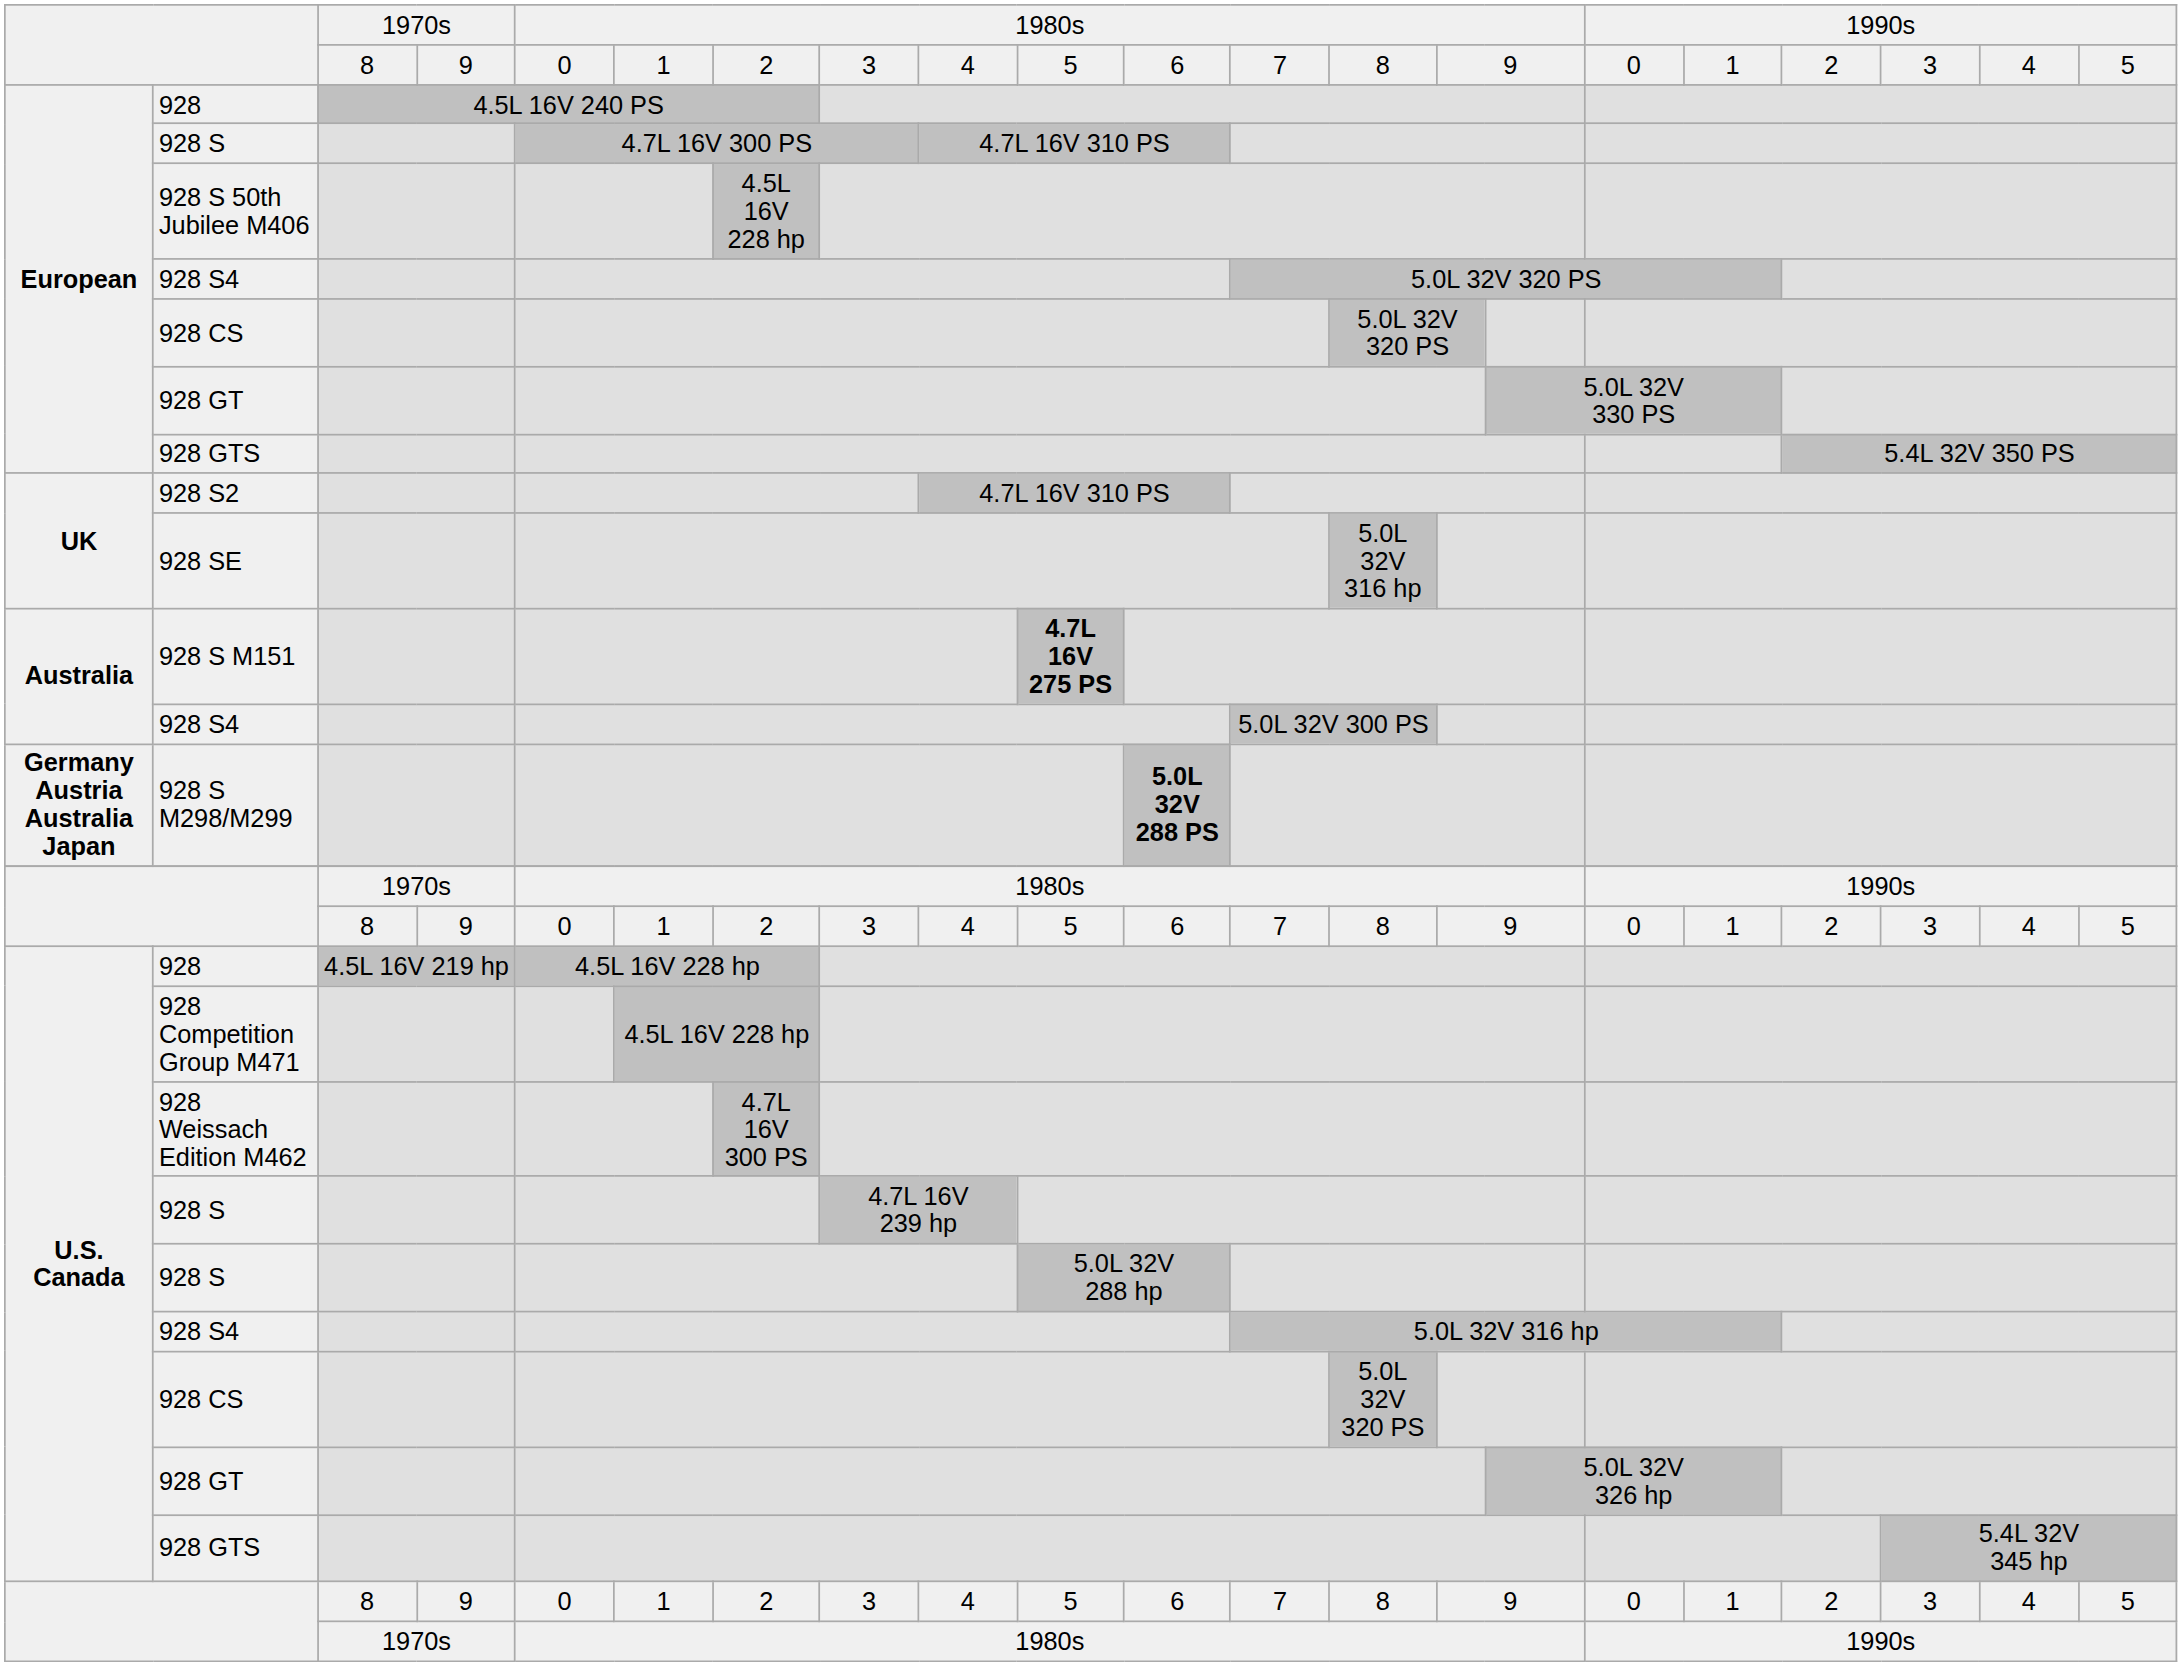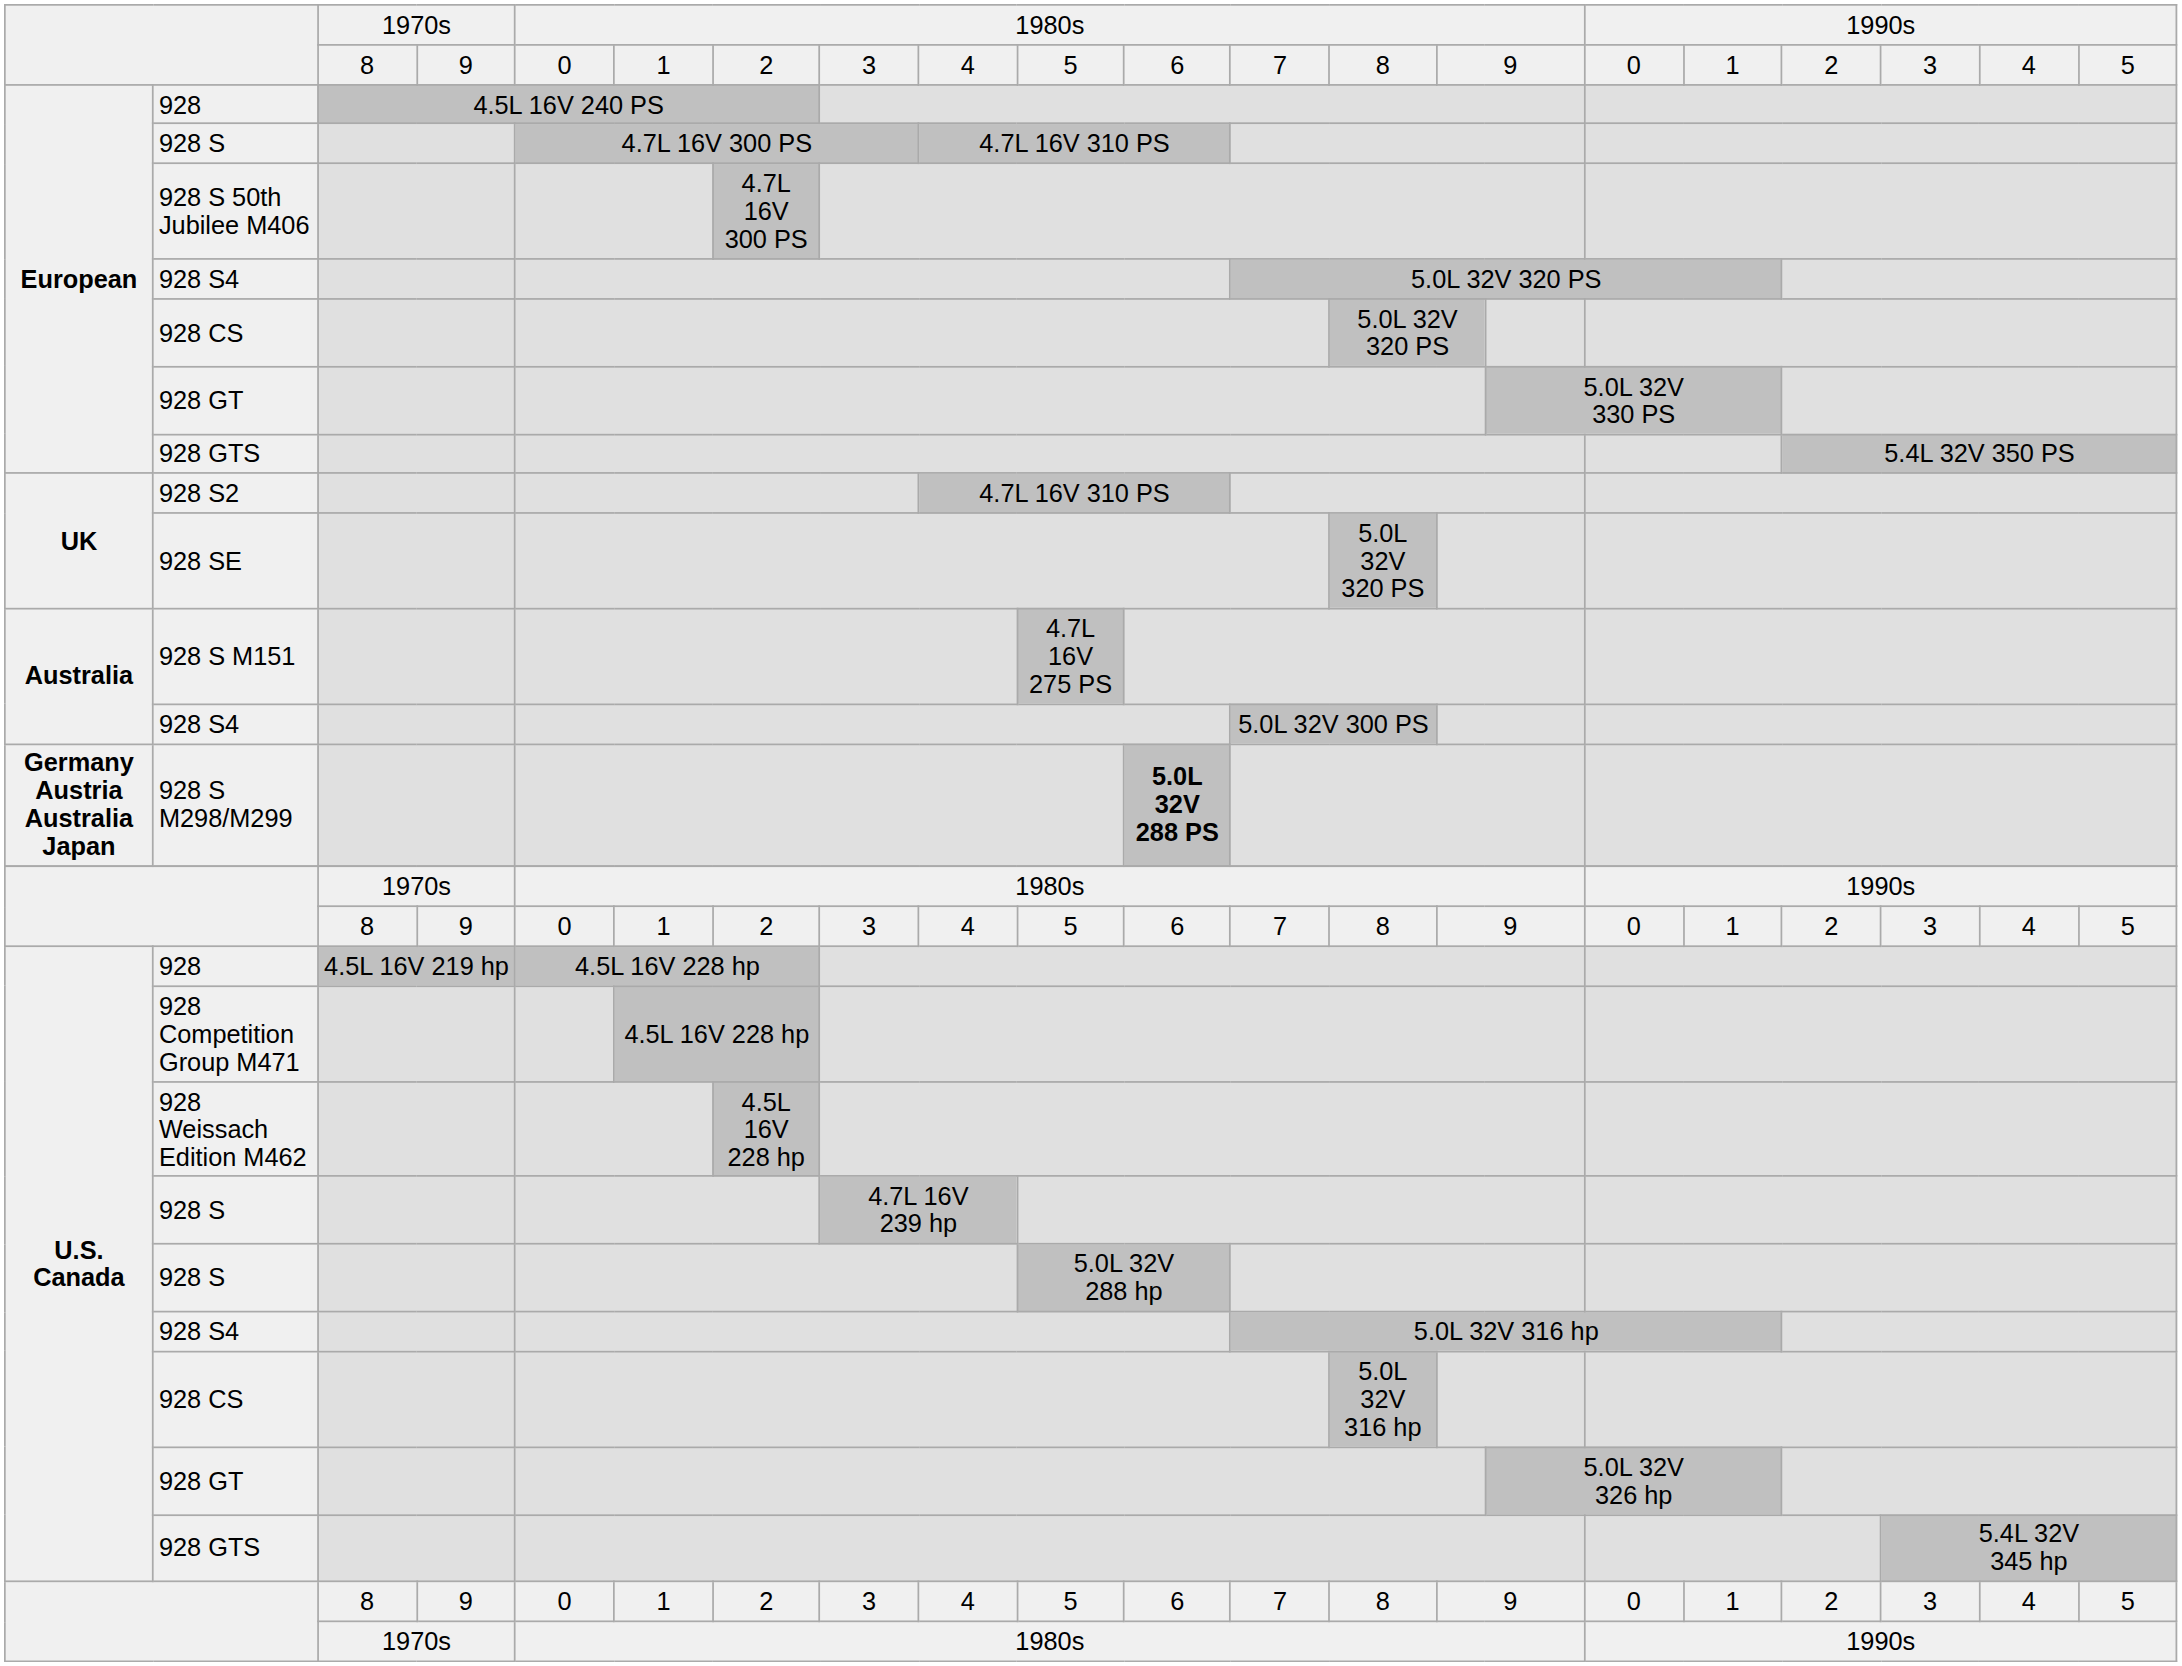(766, 211) 4.5L 16V 228 hp -> (766, 211) 4.7L 16V 300 PS
(1383, 560) 5.0L 32V 316 hp -> (1383, 560) 5.0L 32V 320 PS
(1071, 656) bold -> (1071, 656) normal
(766, 1129) 4.7L 16V 300 PS -> (766, 1129) 4.5L 16V 228 hp
(1383, 1399) 5.0L 32V 320 PS -> (1383, 1399) 5.0L 32V 316 hp
